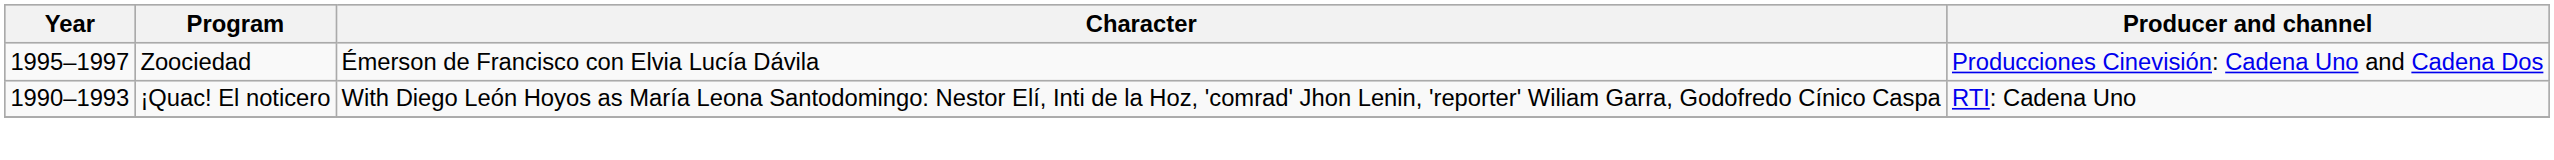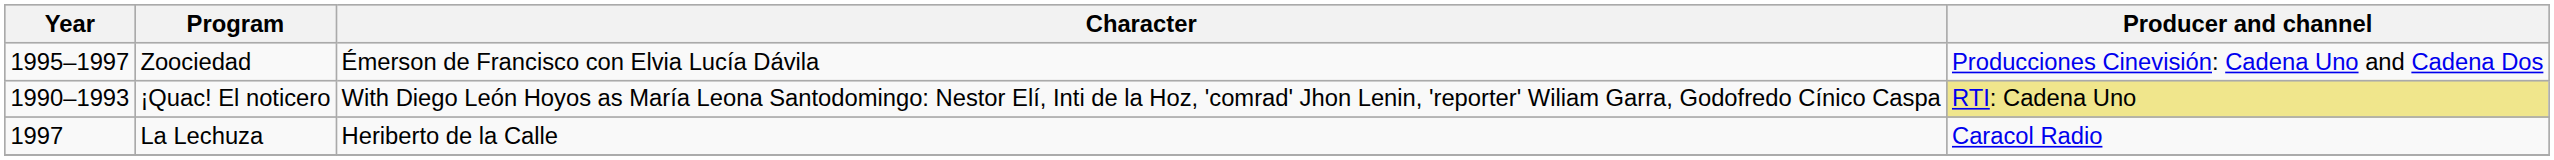(2044, 99) no background -> (2044, 99) khaki background
+ row: (202, 137)
